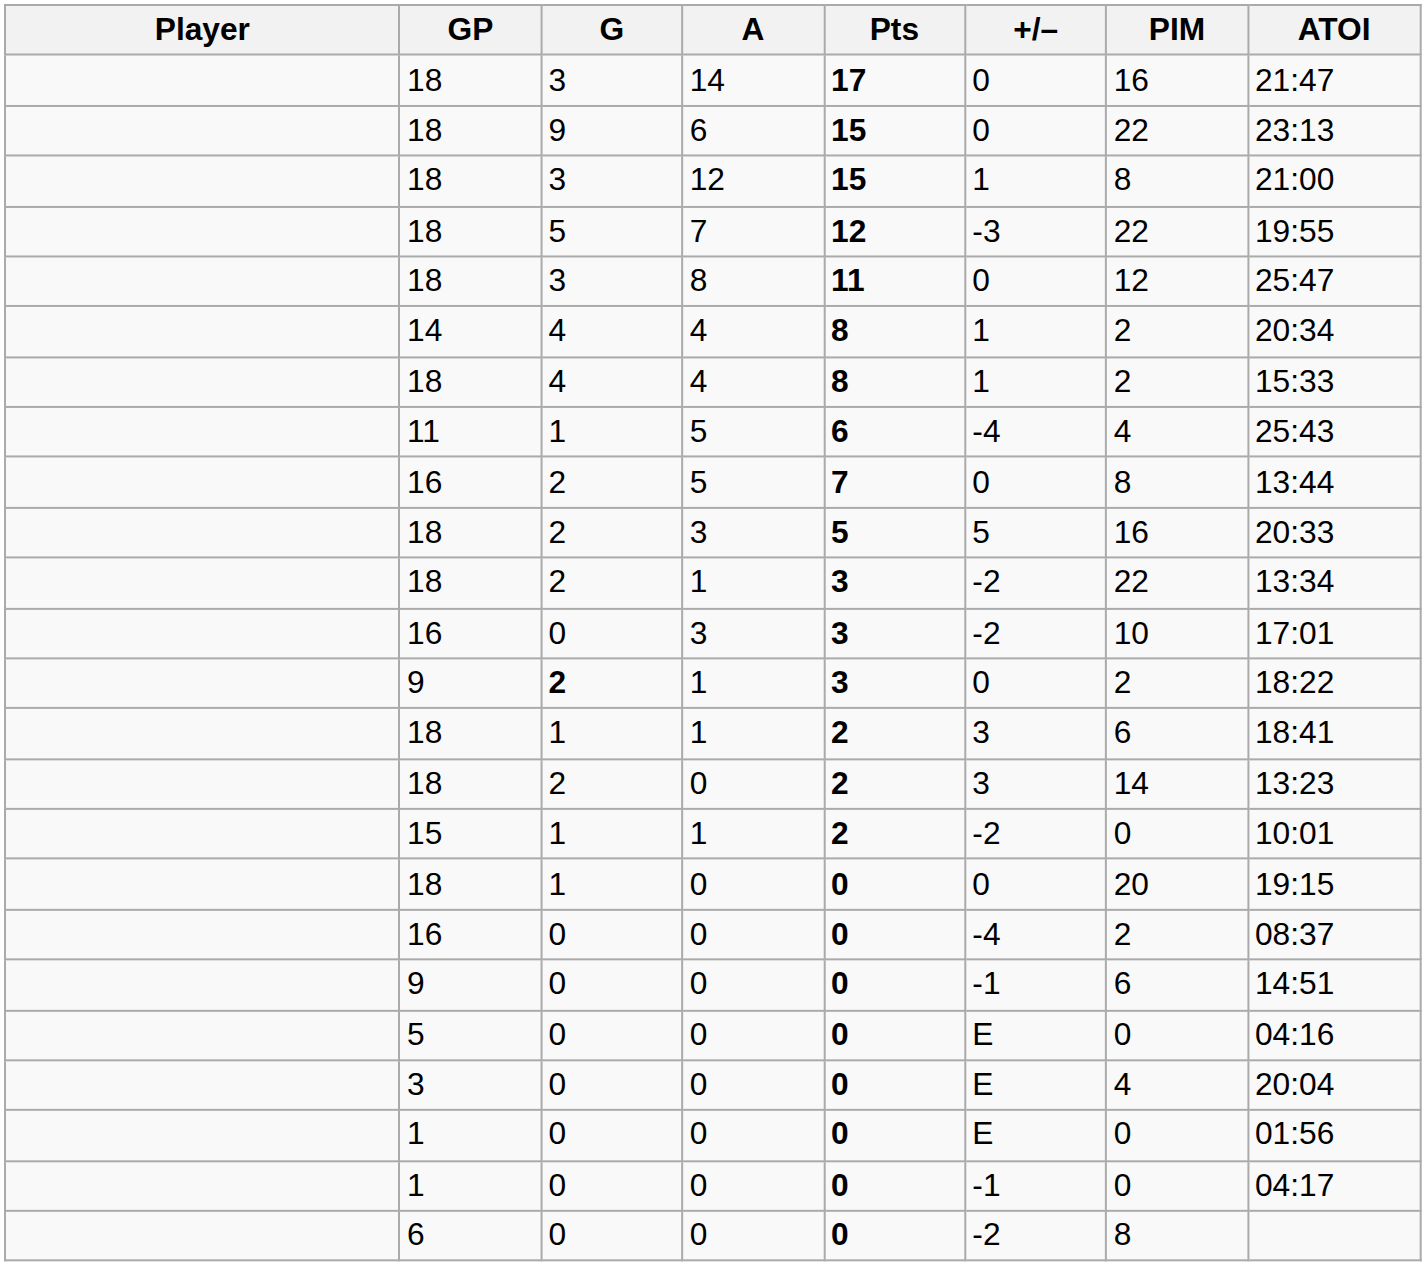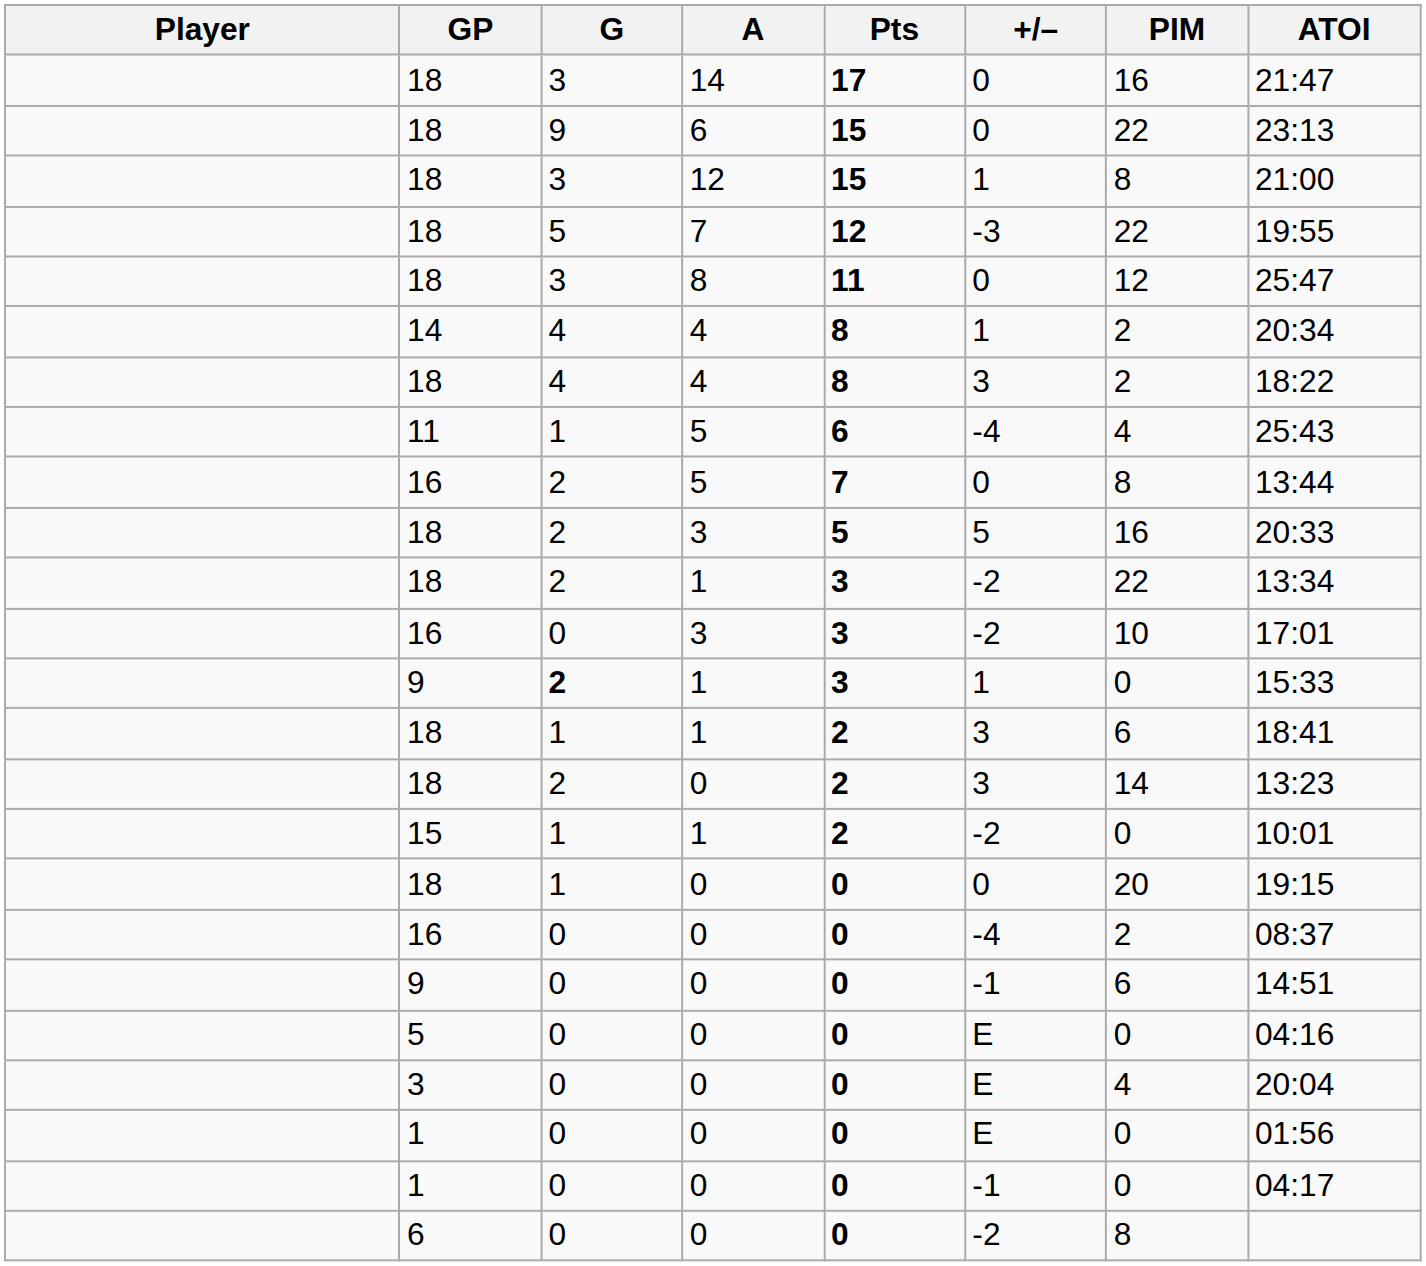(981, 381) 1 -> (981, 381) 3
(1295, 381) 15:33 -> (1295, 381) 18:22
(981, 682) 0 -> (981, 682) 1
(1122, 682) 2 -> (1122, 682) 0
(1295, 682) 18:22 -> (1295, 682) 15:33
